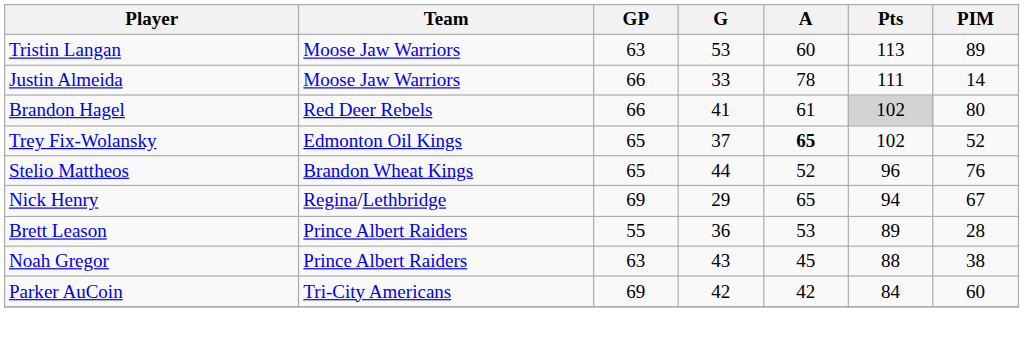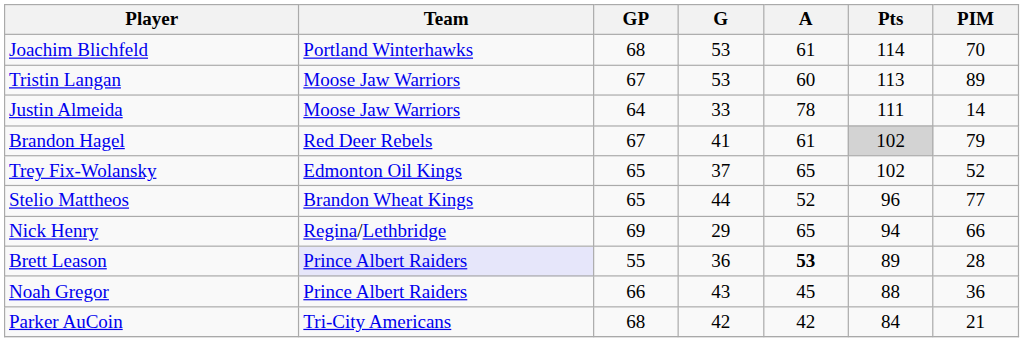+ row: (79, 49)
(636, 49) 63 -> (636, 79) 67
(636, 79) 66 -> (636, 110) 64
(636, 110) 66 -> (636, 140) 67
(976, 110) 80 -> (976, 140) 79
(806, 140) bold -> (806, 170) normal
(976, 170) 76 -> (976, 200) 77
(976, 200) 67 -> (976, 230) 66
(385, 230) no background -> (385, 261) lavender background
(806, 230) normal -> (806, 261) bold
(636, 261) 63 -> (636, 291) 66
(976, 261) 38 -> (976, 291) 36
(636, 291) 69 -> (636, 321) 68
(976, 291) 60 -> (976, 321) 21
